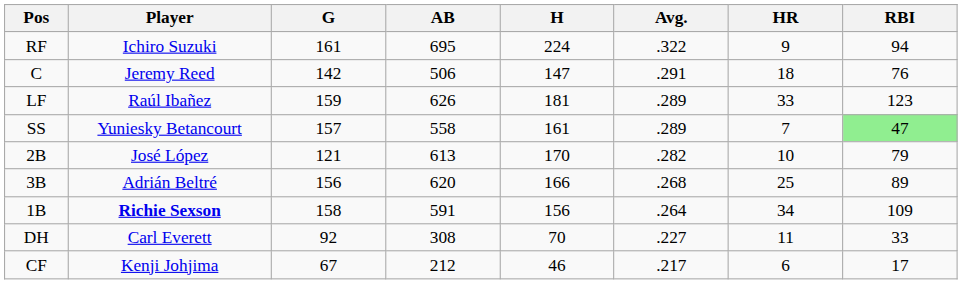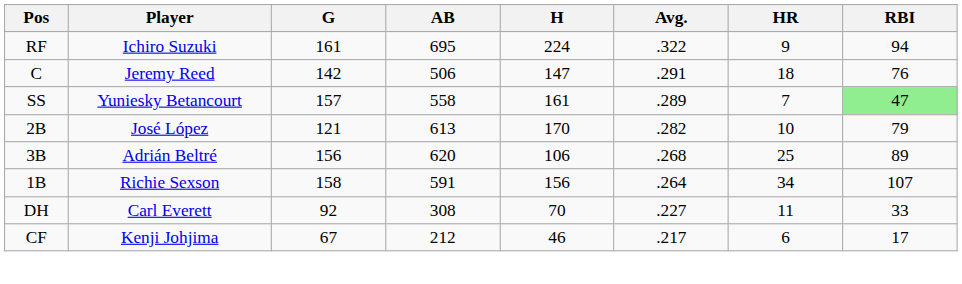- row: (36, 100)
(557, 182) 166 -> (557, 155) 106
(170, 210) bold -> (170, 182) normal
(900, 210) 109 -> (900, 182) 107
